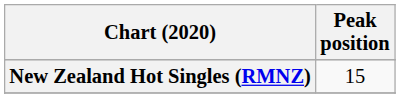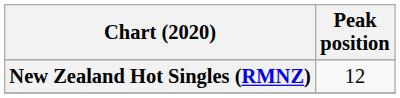(355, 76) 15 -> (355, 76) 12
